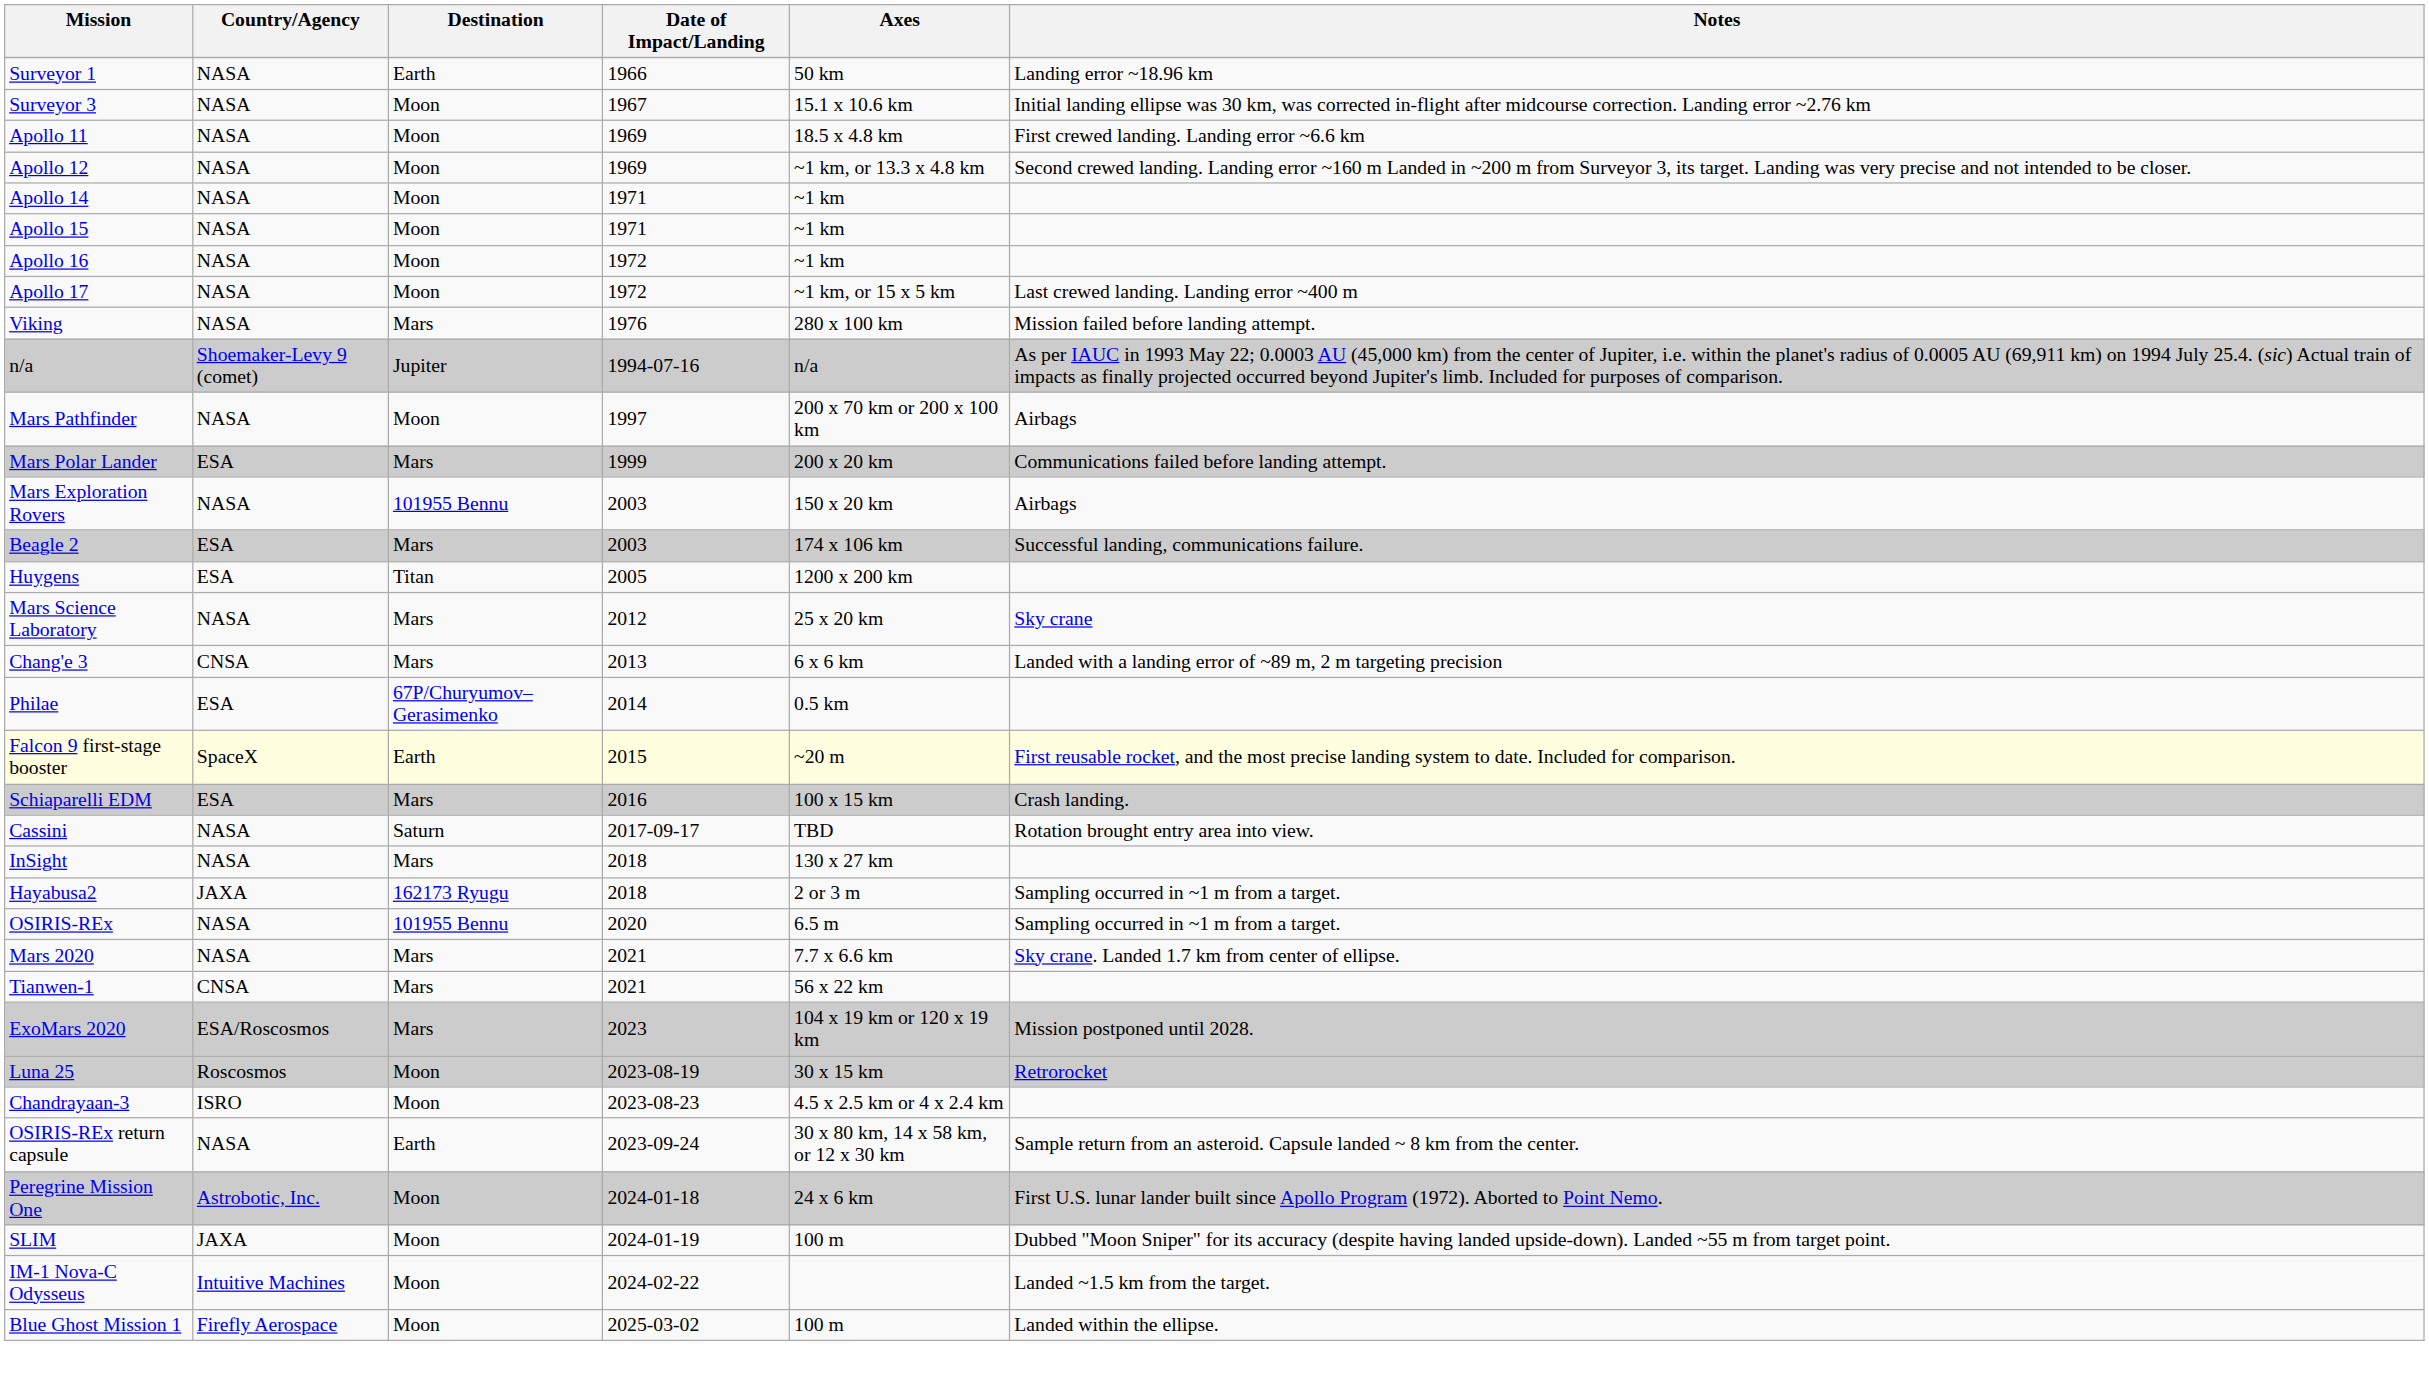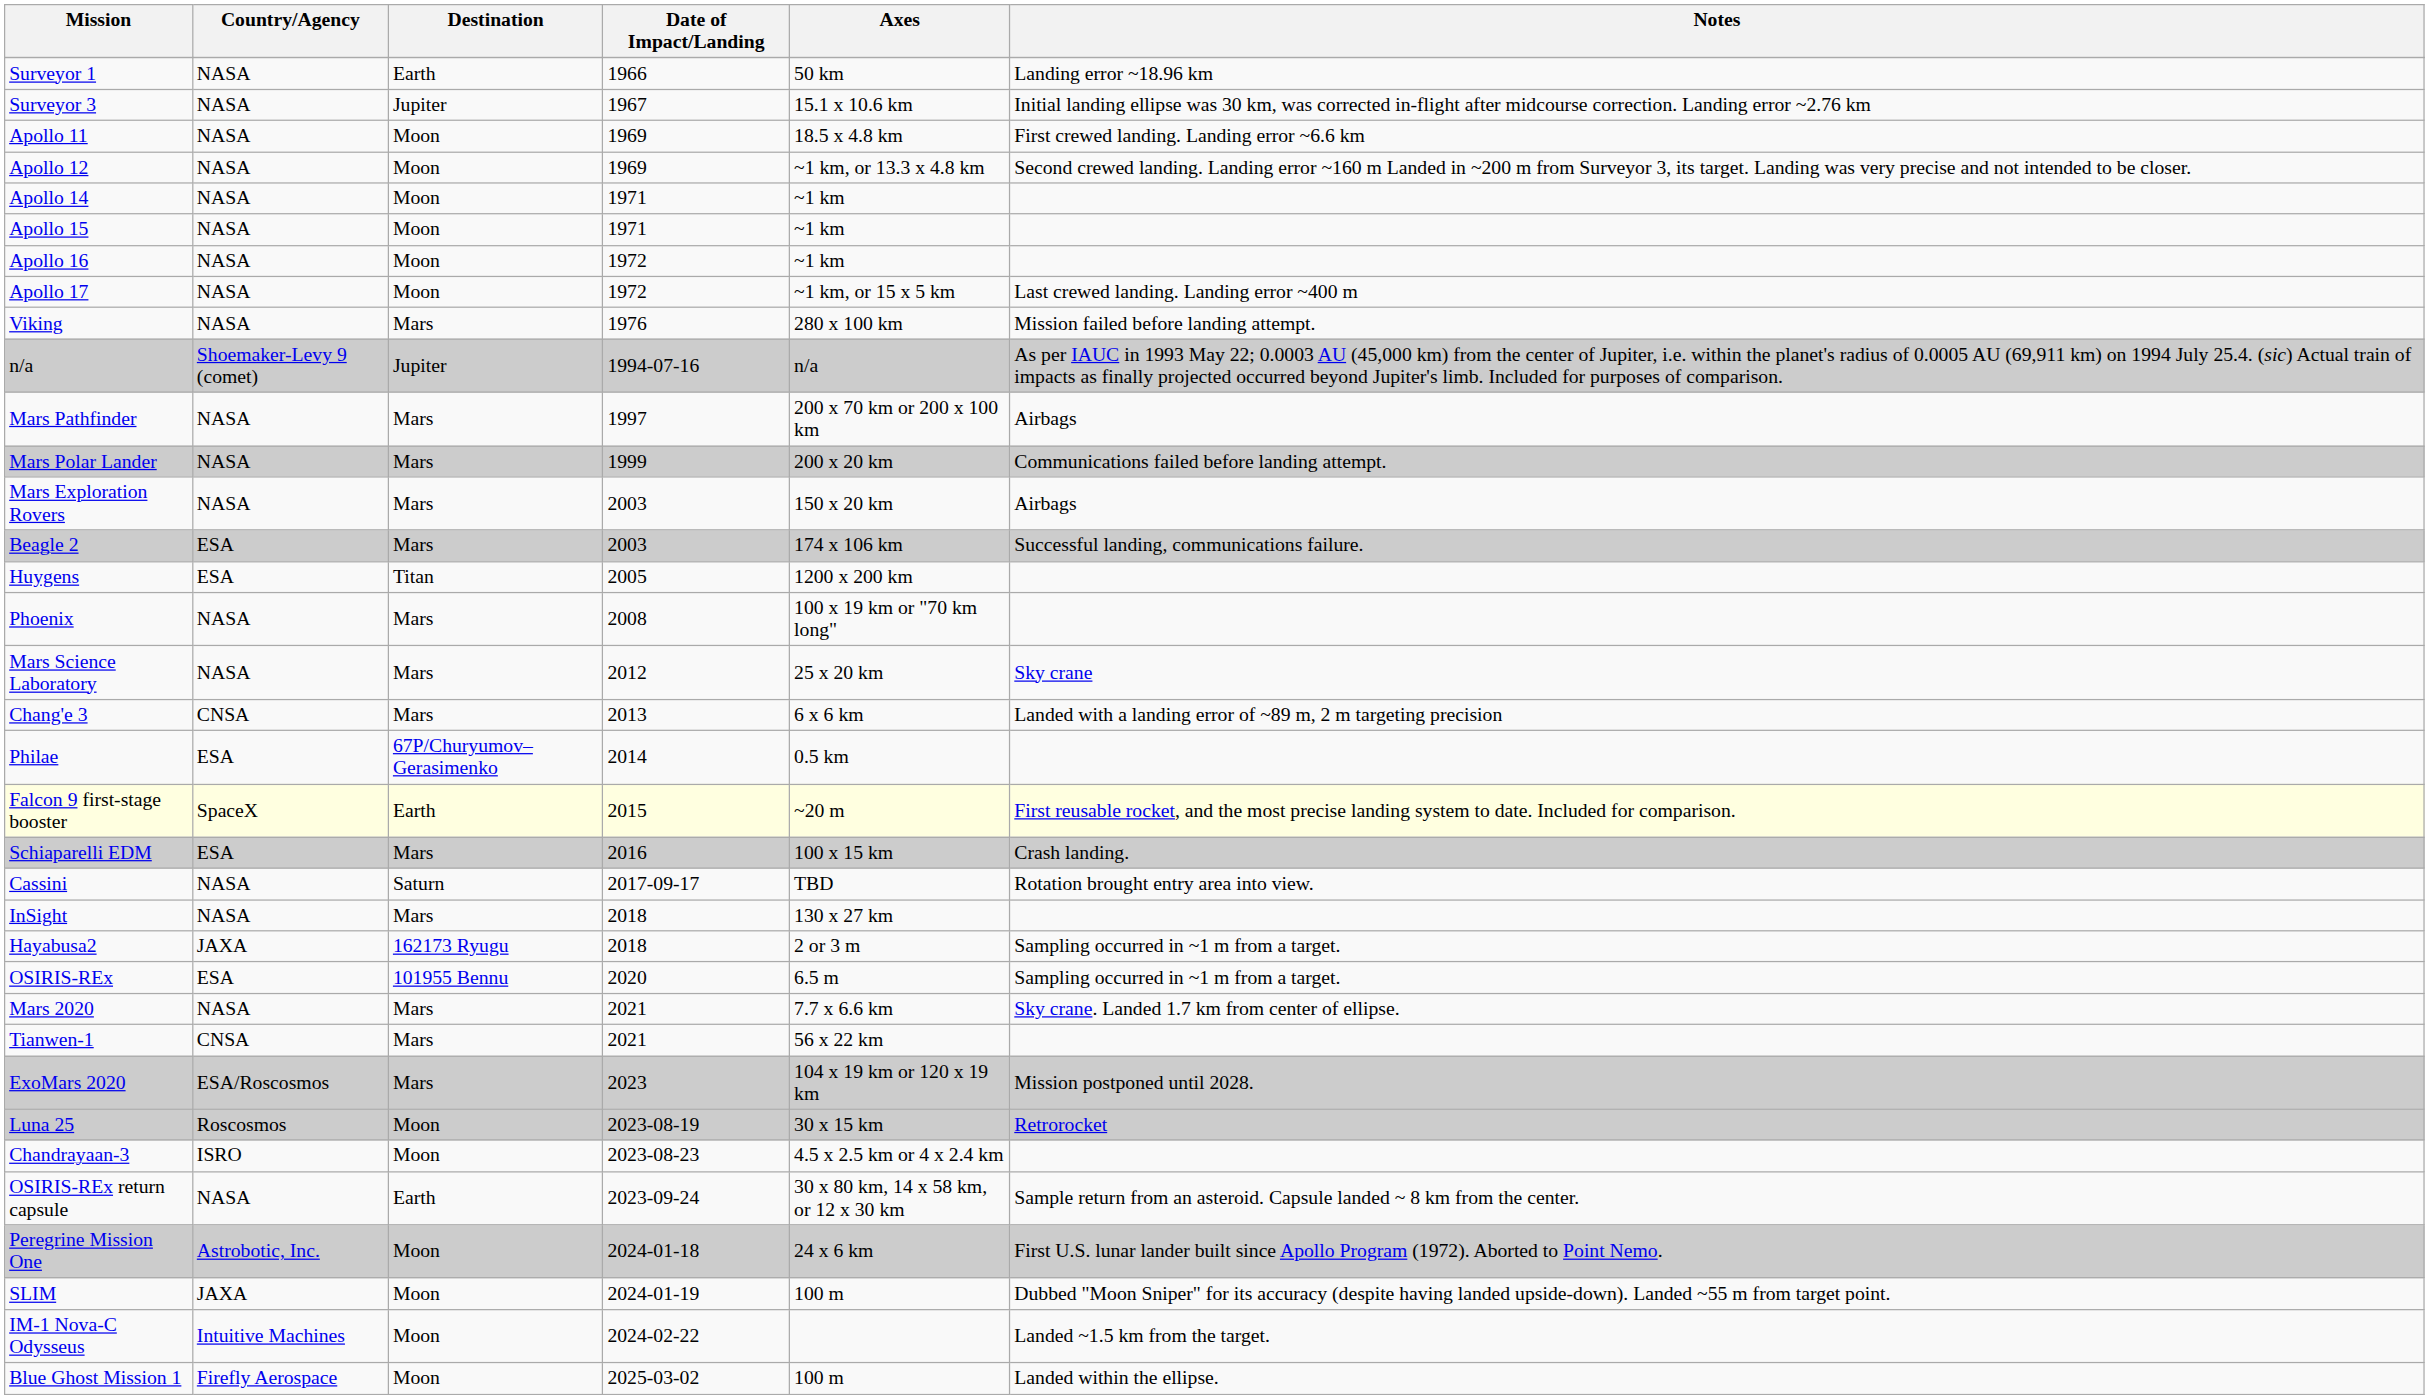(416, 104) Moon -> (420, 104) Jupiter
(416, 418) Moon -> (413, 418) Mars
(215, 461) ESA -> (224, 461) NASA
(451, 503) 101955 Bennu -> (413, 503) Mars
+ row: (41, 619)
(224, 924) NASA -> (215, 977) ESA
